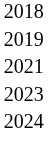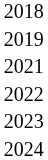+ row: (24, 94)
